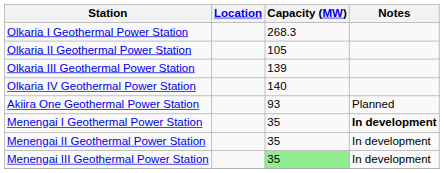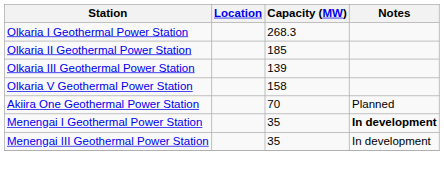(277, 50) 105 -> (277, 50) 185
- row: (101, 86)
+ row: (100, 86)
(274, 104) 93 -> (274, 104) 70
- row: (106, 141)
(274, 159) lightgreen background -> (274, 141) no background
